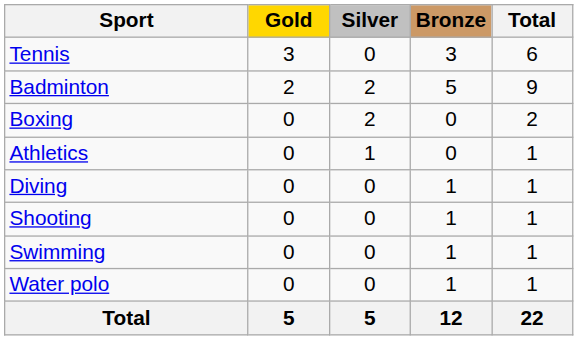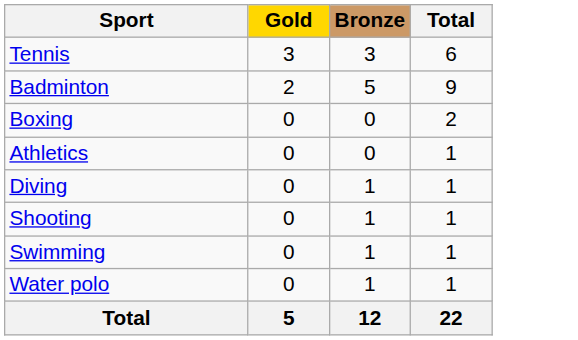- column: (370, 20)
